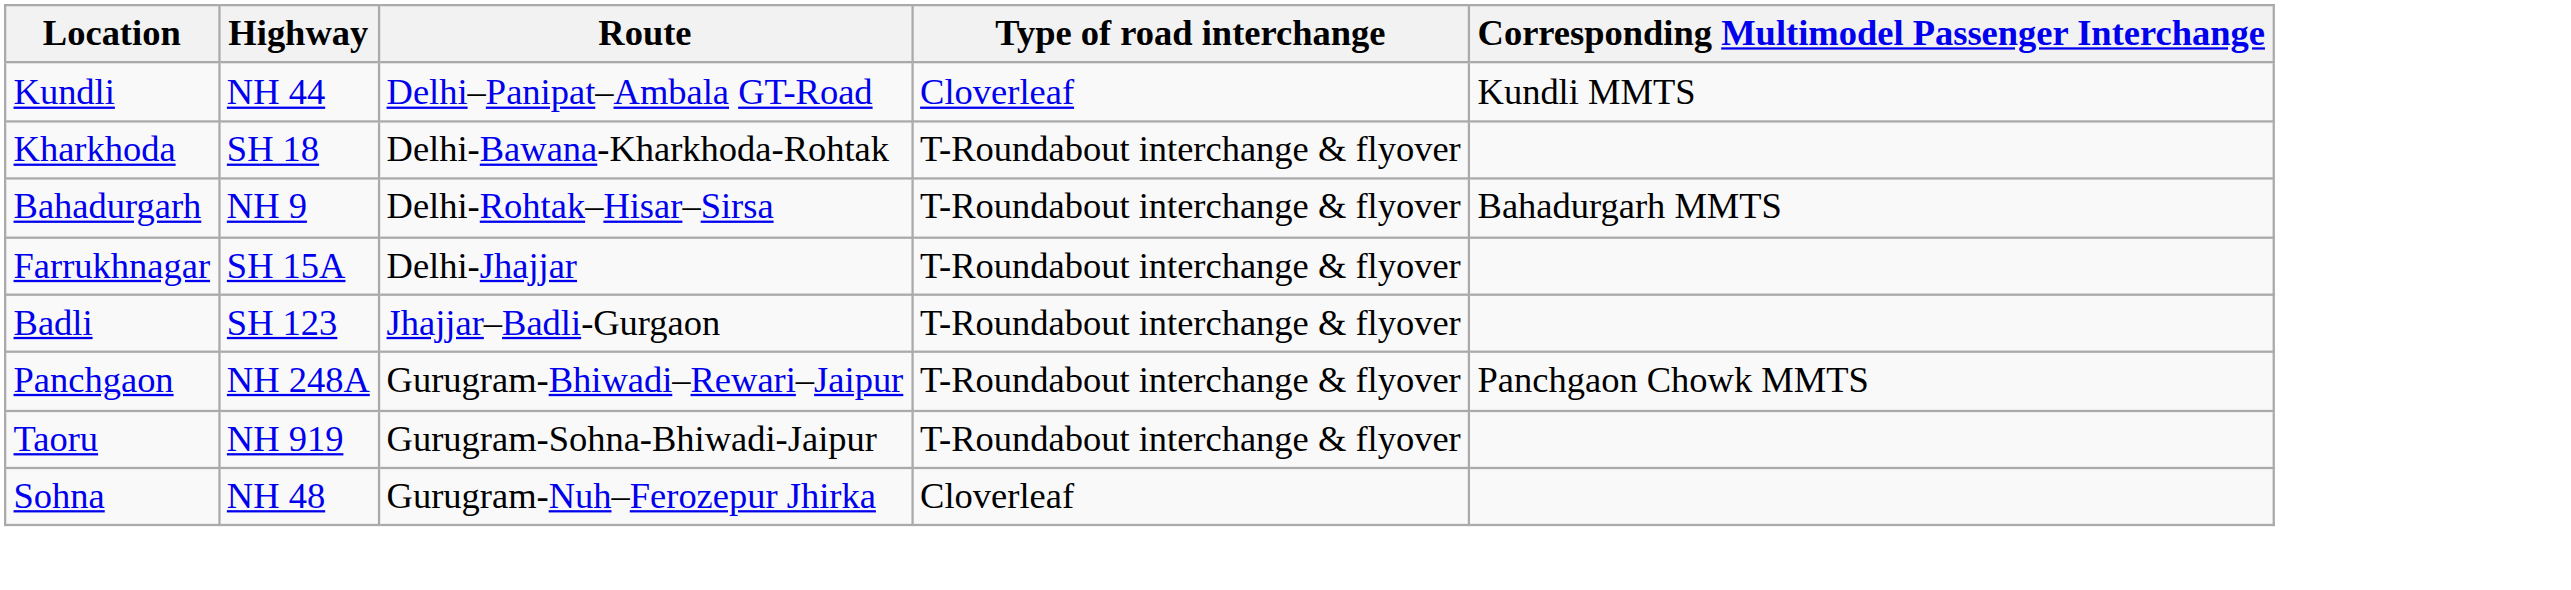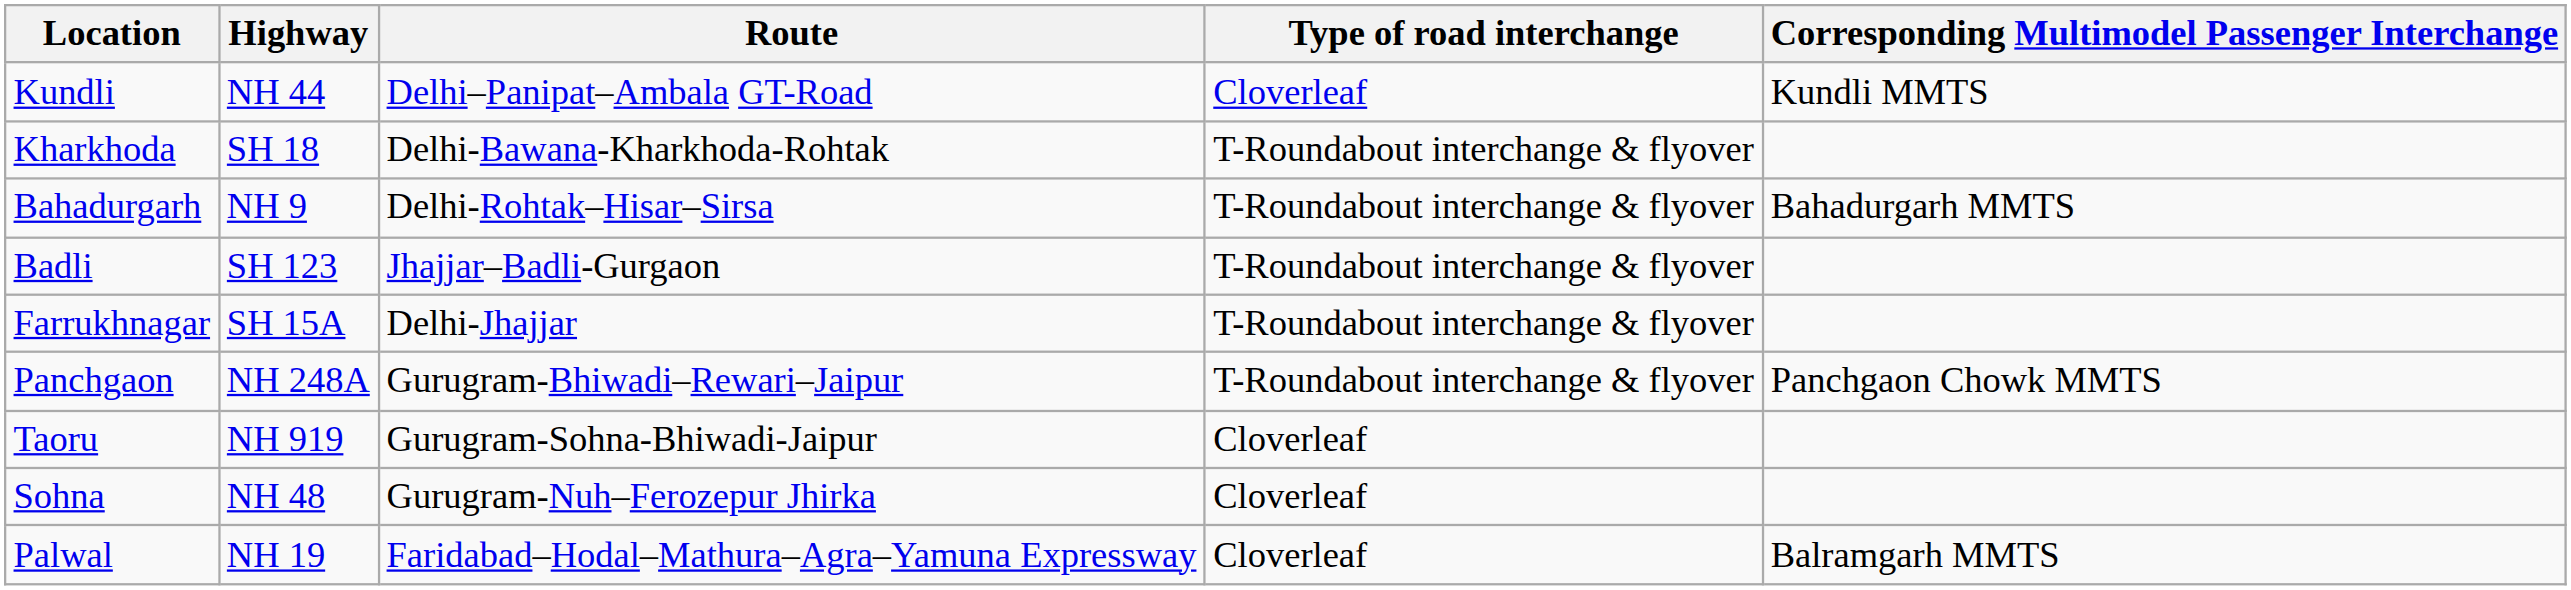rows swapped: (53, 322) <-> (112, 264)
(1190, 438) T-Roundabout interchange & flyover -> (1290, 438) Cloverleaf
+ row: (63, 554)
